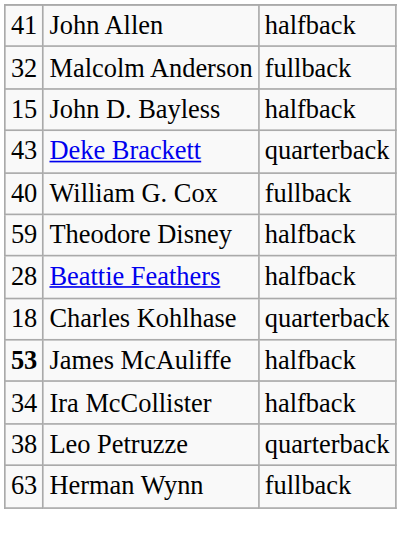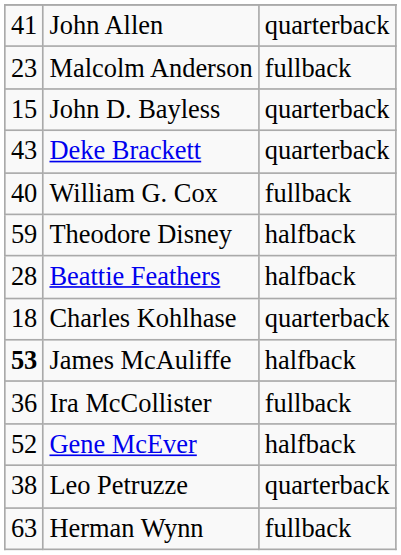(310, 25) halfback -> (327, 25) quarterback
(24, 67) 32 -> (24, 67) 23
(310, 109) halfback -> (327, 109) quarterback
(24, 402) 34 -> (24, 402) 36
(310, 402) halfback -> (308, 402) fullback
+ row: (123, 444)
